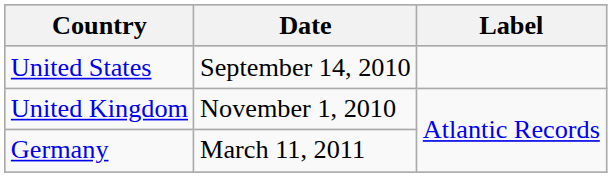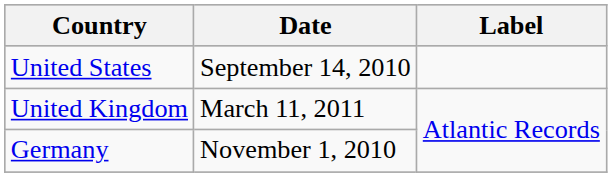(298, 108) November 1, 2010 -> (283, 108) March 11, 2011
(283, 150) March 11, 2011 -> (298, 150) November 1, 2010
